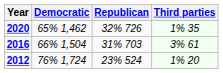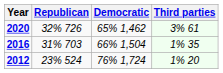columns swapped: (122, 13) <-> (62, 13)
(185, 29) 1% 35 -> (185, 29) 3% 61
(185, 45) 3% 61 -> (185, 45) 1% 35
